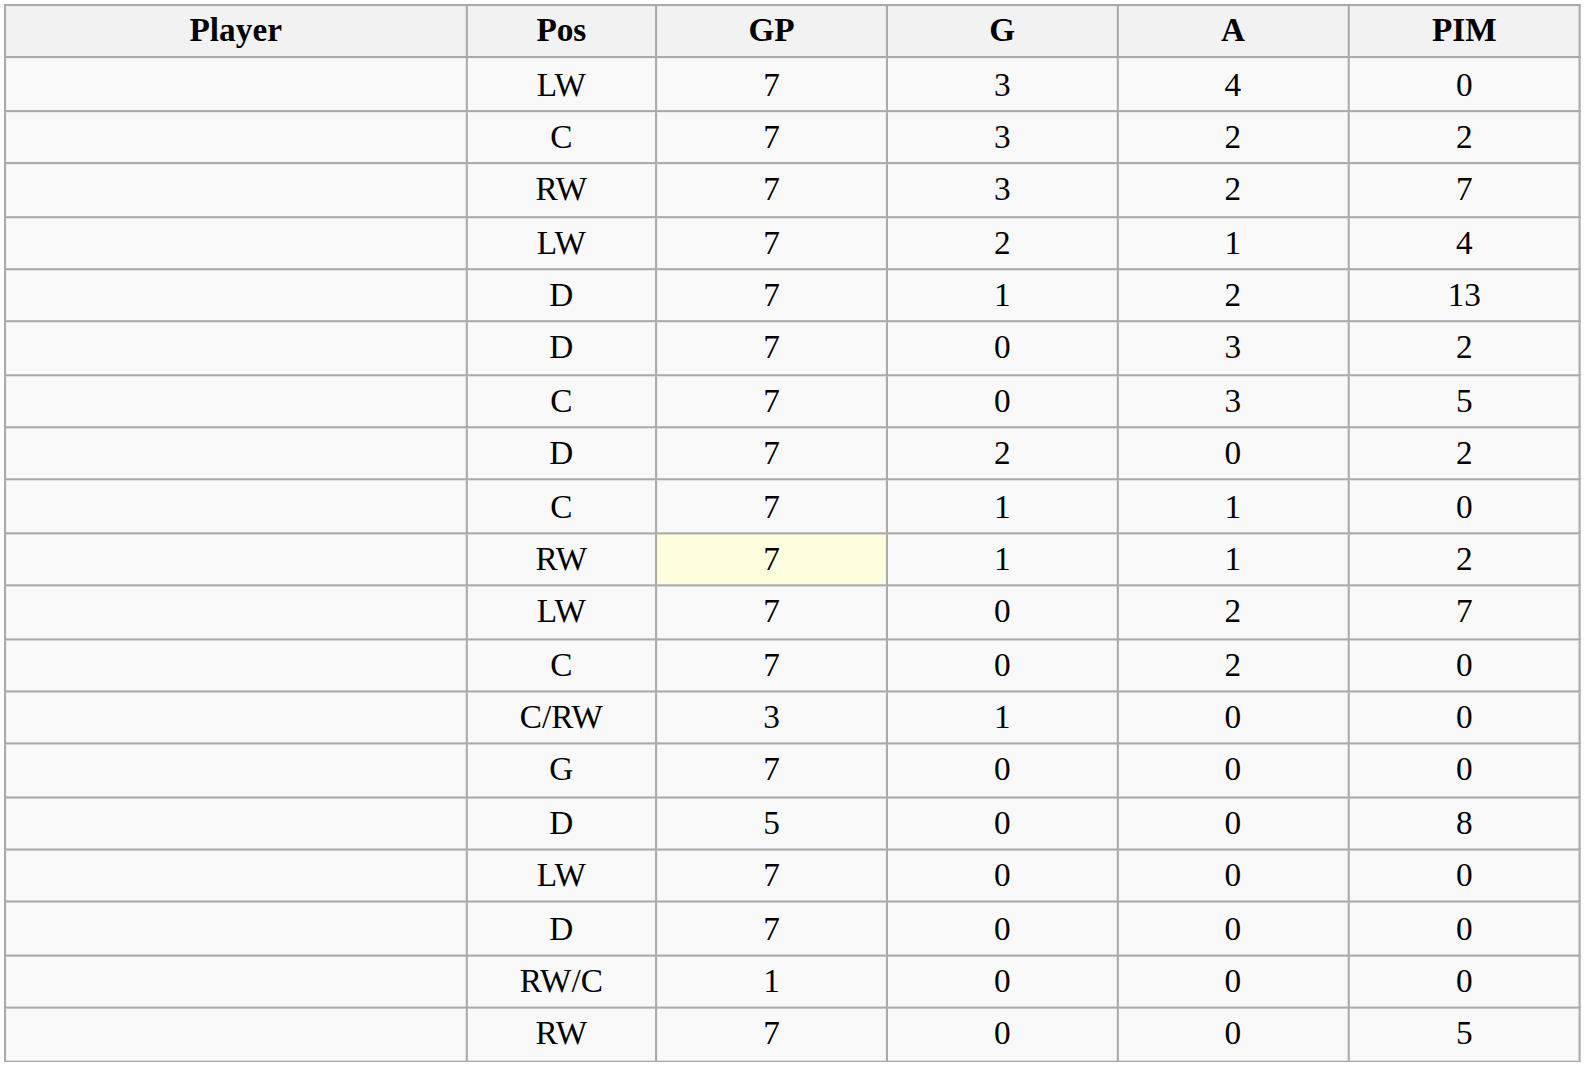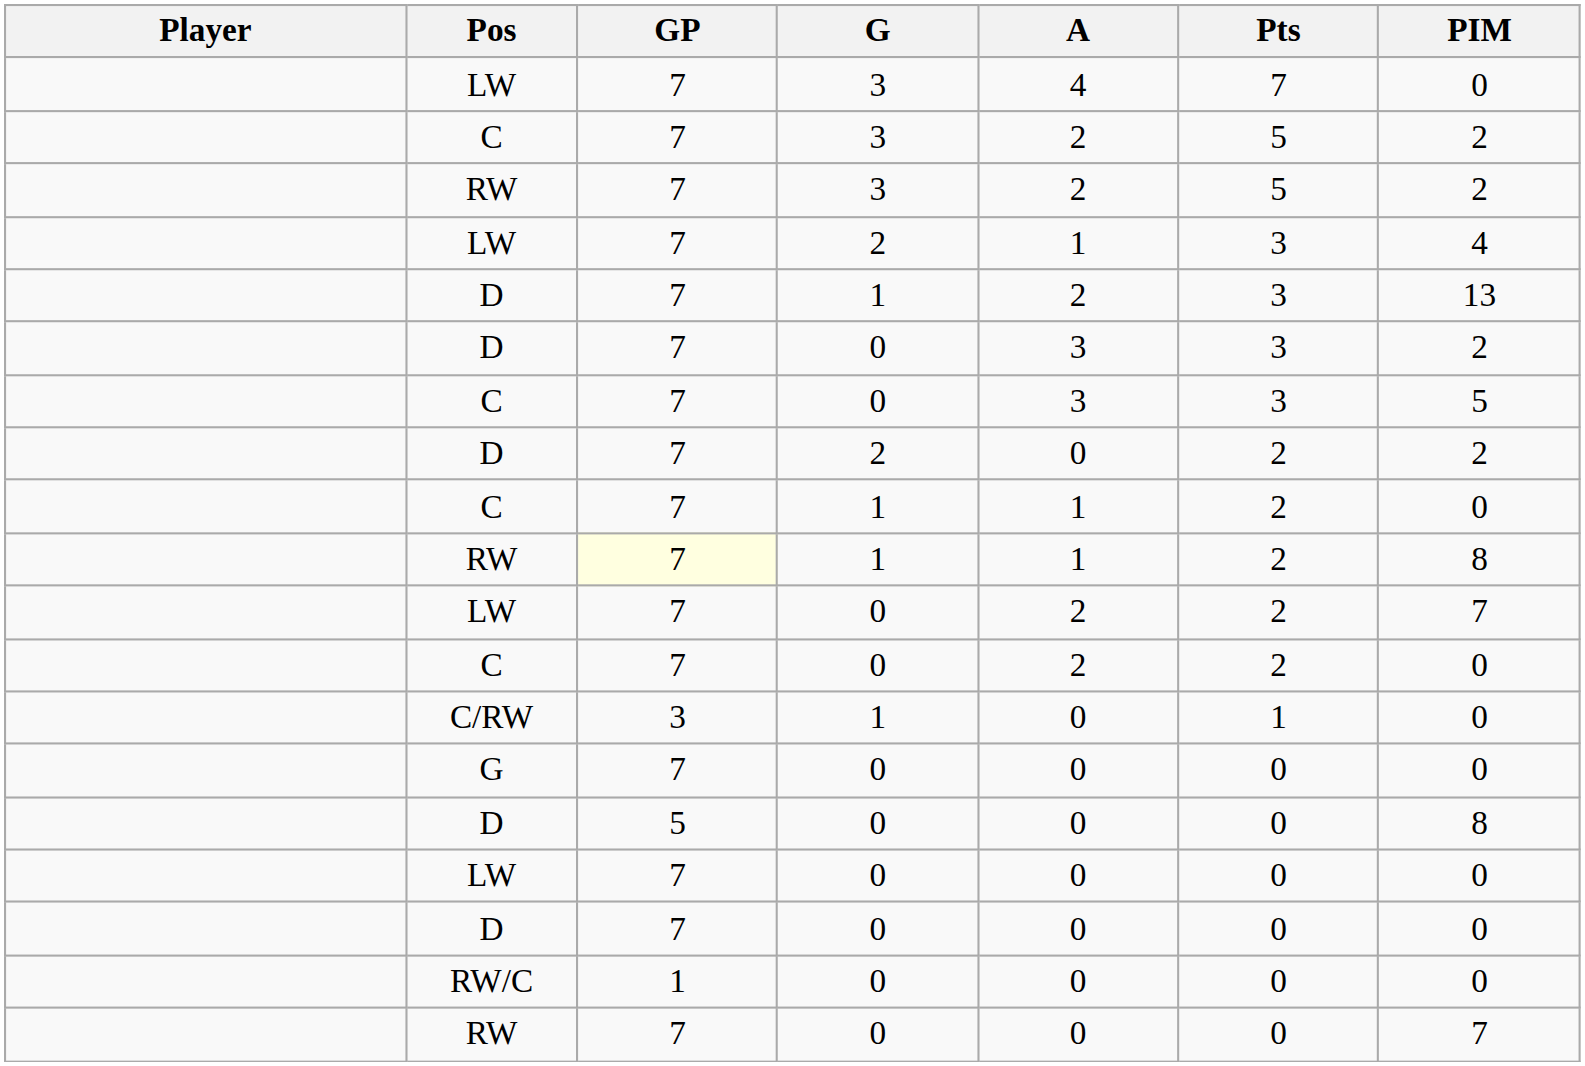+ column: (1278, 30)
(1464, 189) 7 -> (1479, 189) 2
(1464, 558) 2 -> (1479, 558) 8
(1464, 1033) 5 -> (1479, 1033) 7
